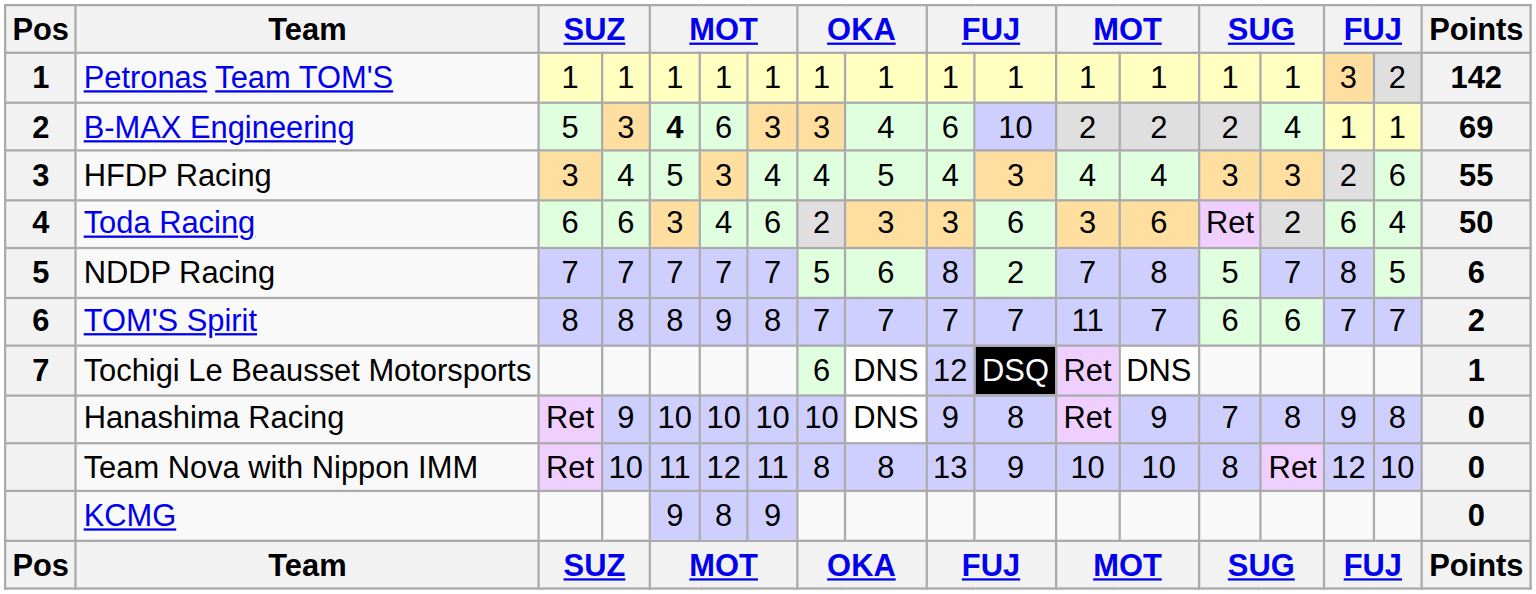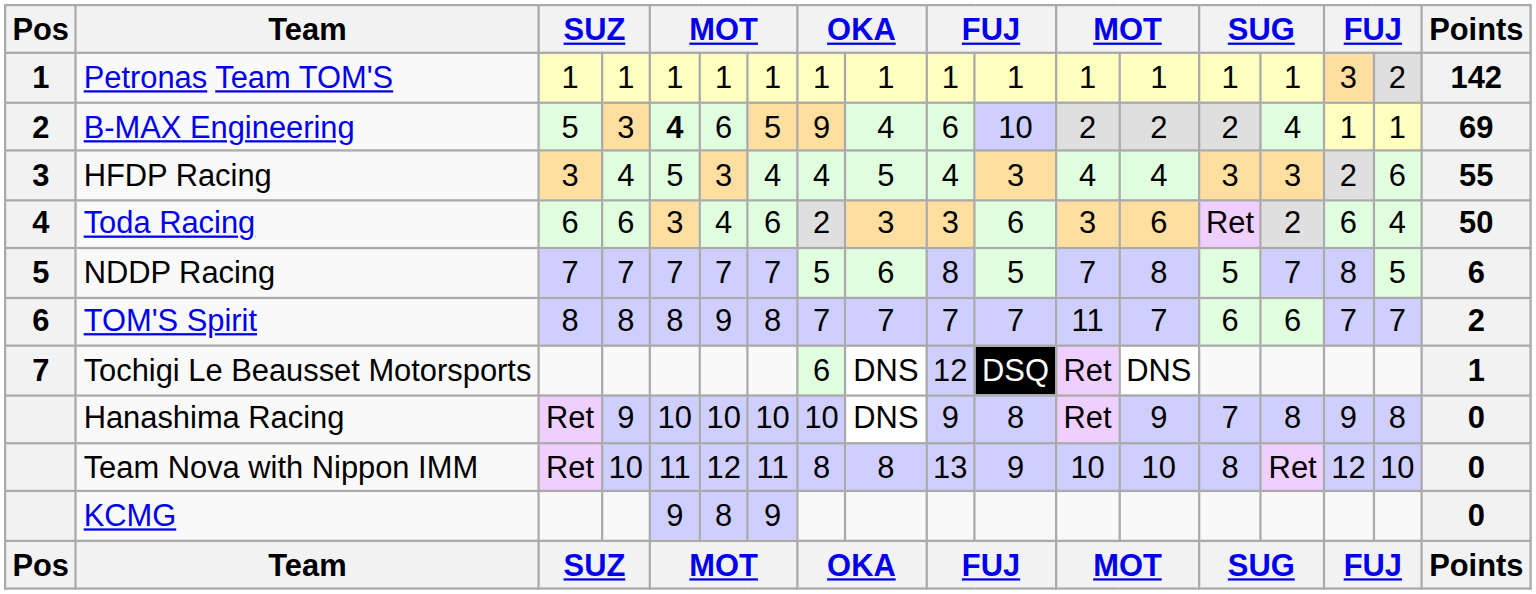(773, 126) 3 -> (773, 126) 5
(822, 126) 3 -> (822, 126) 9
(1015, 272) 2 -> (1015, 272) 5
